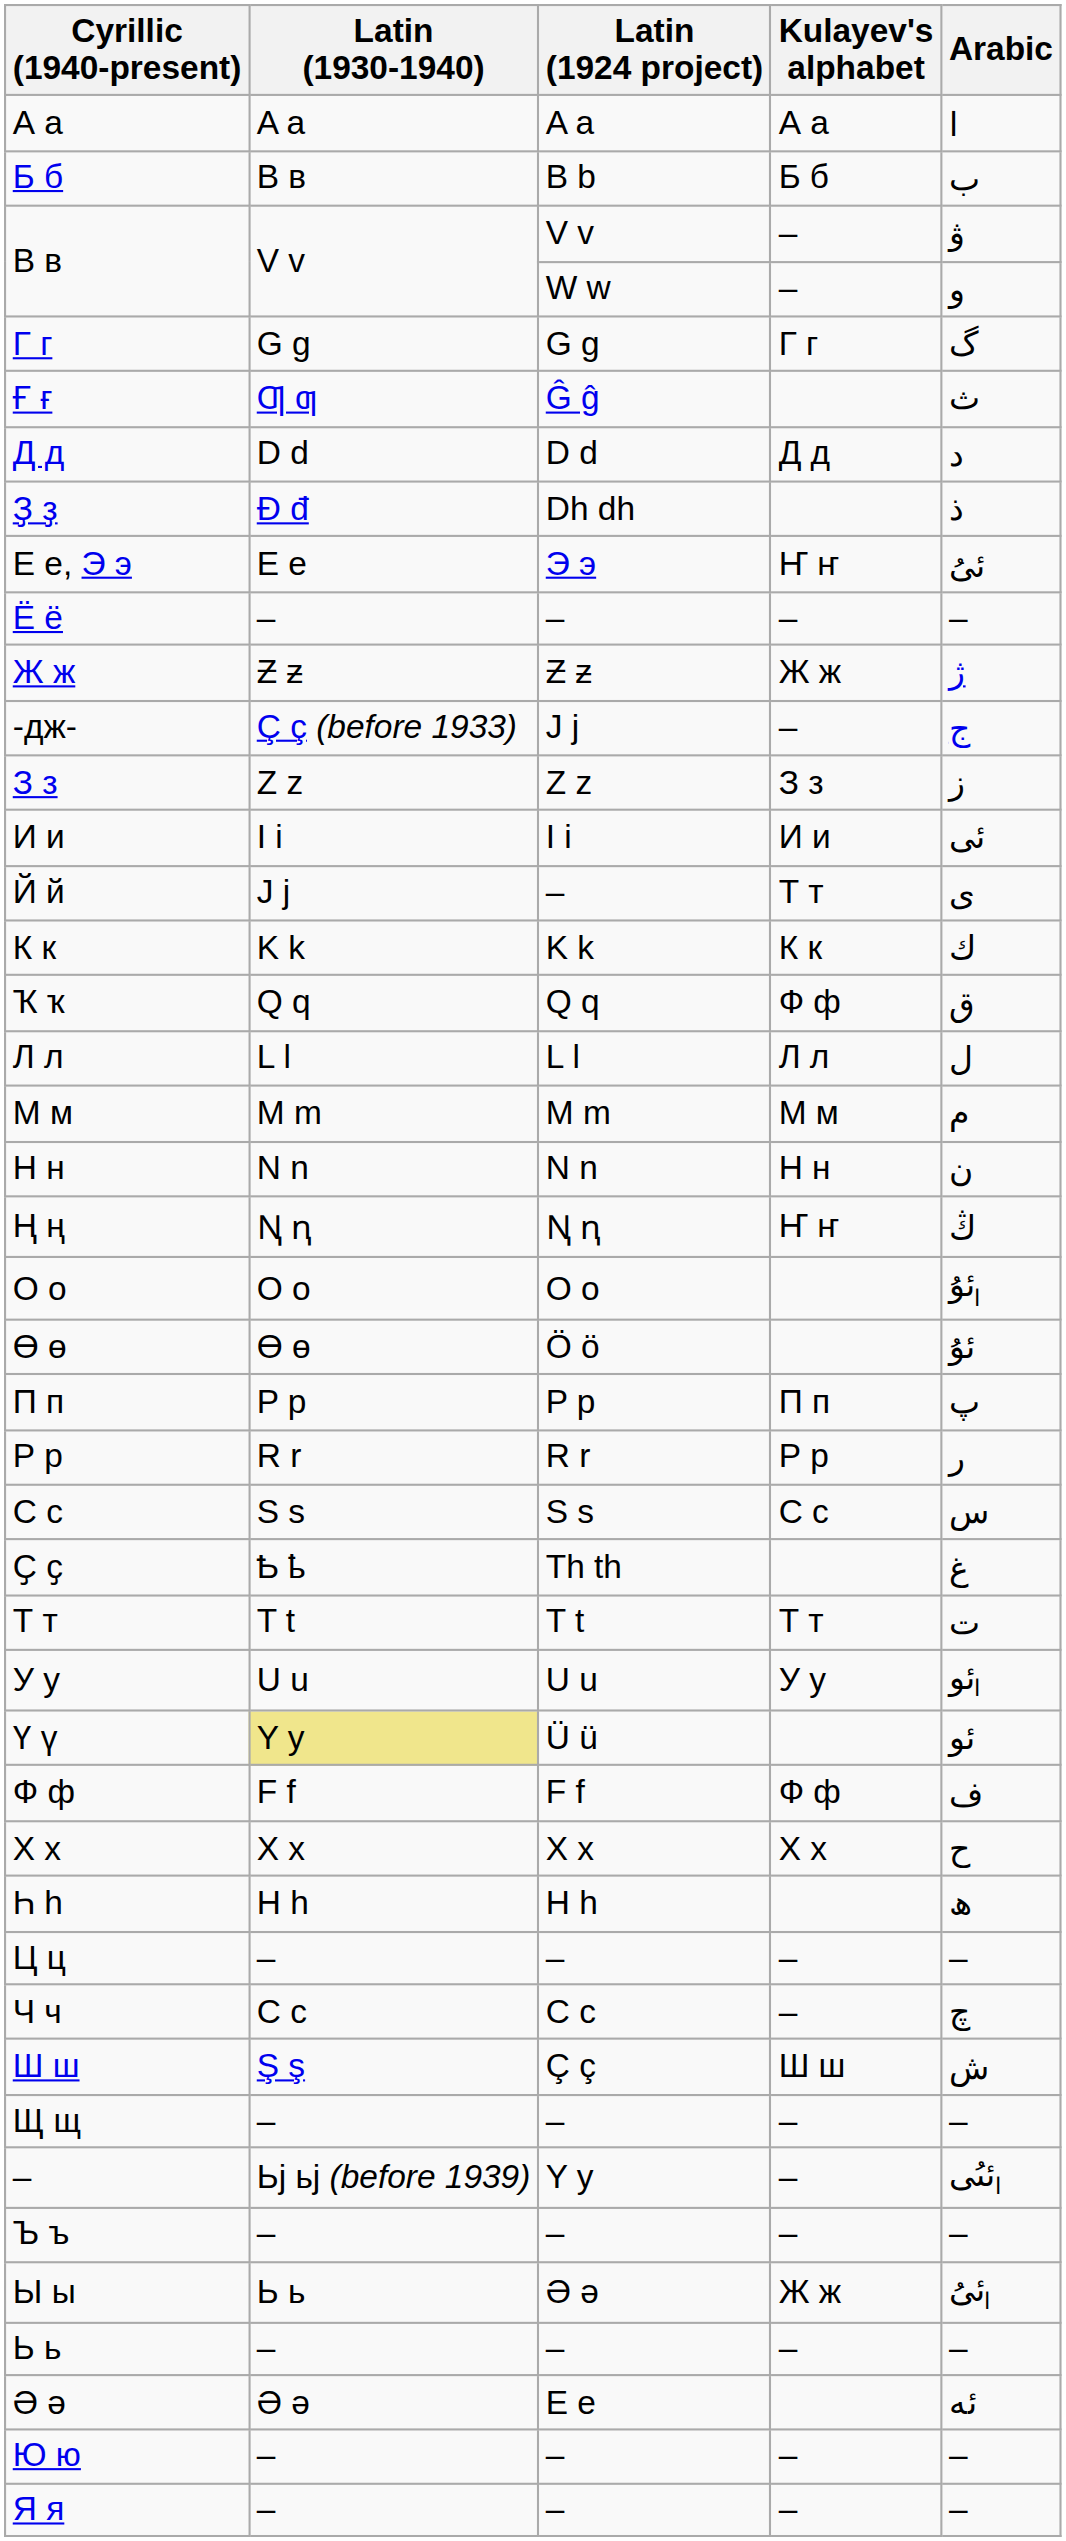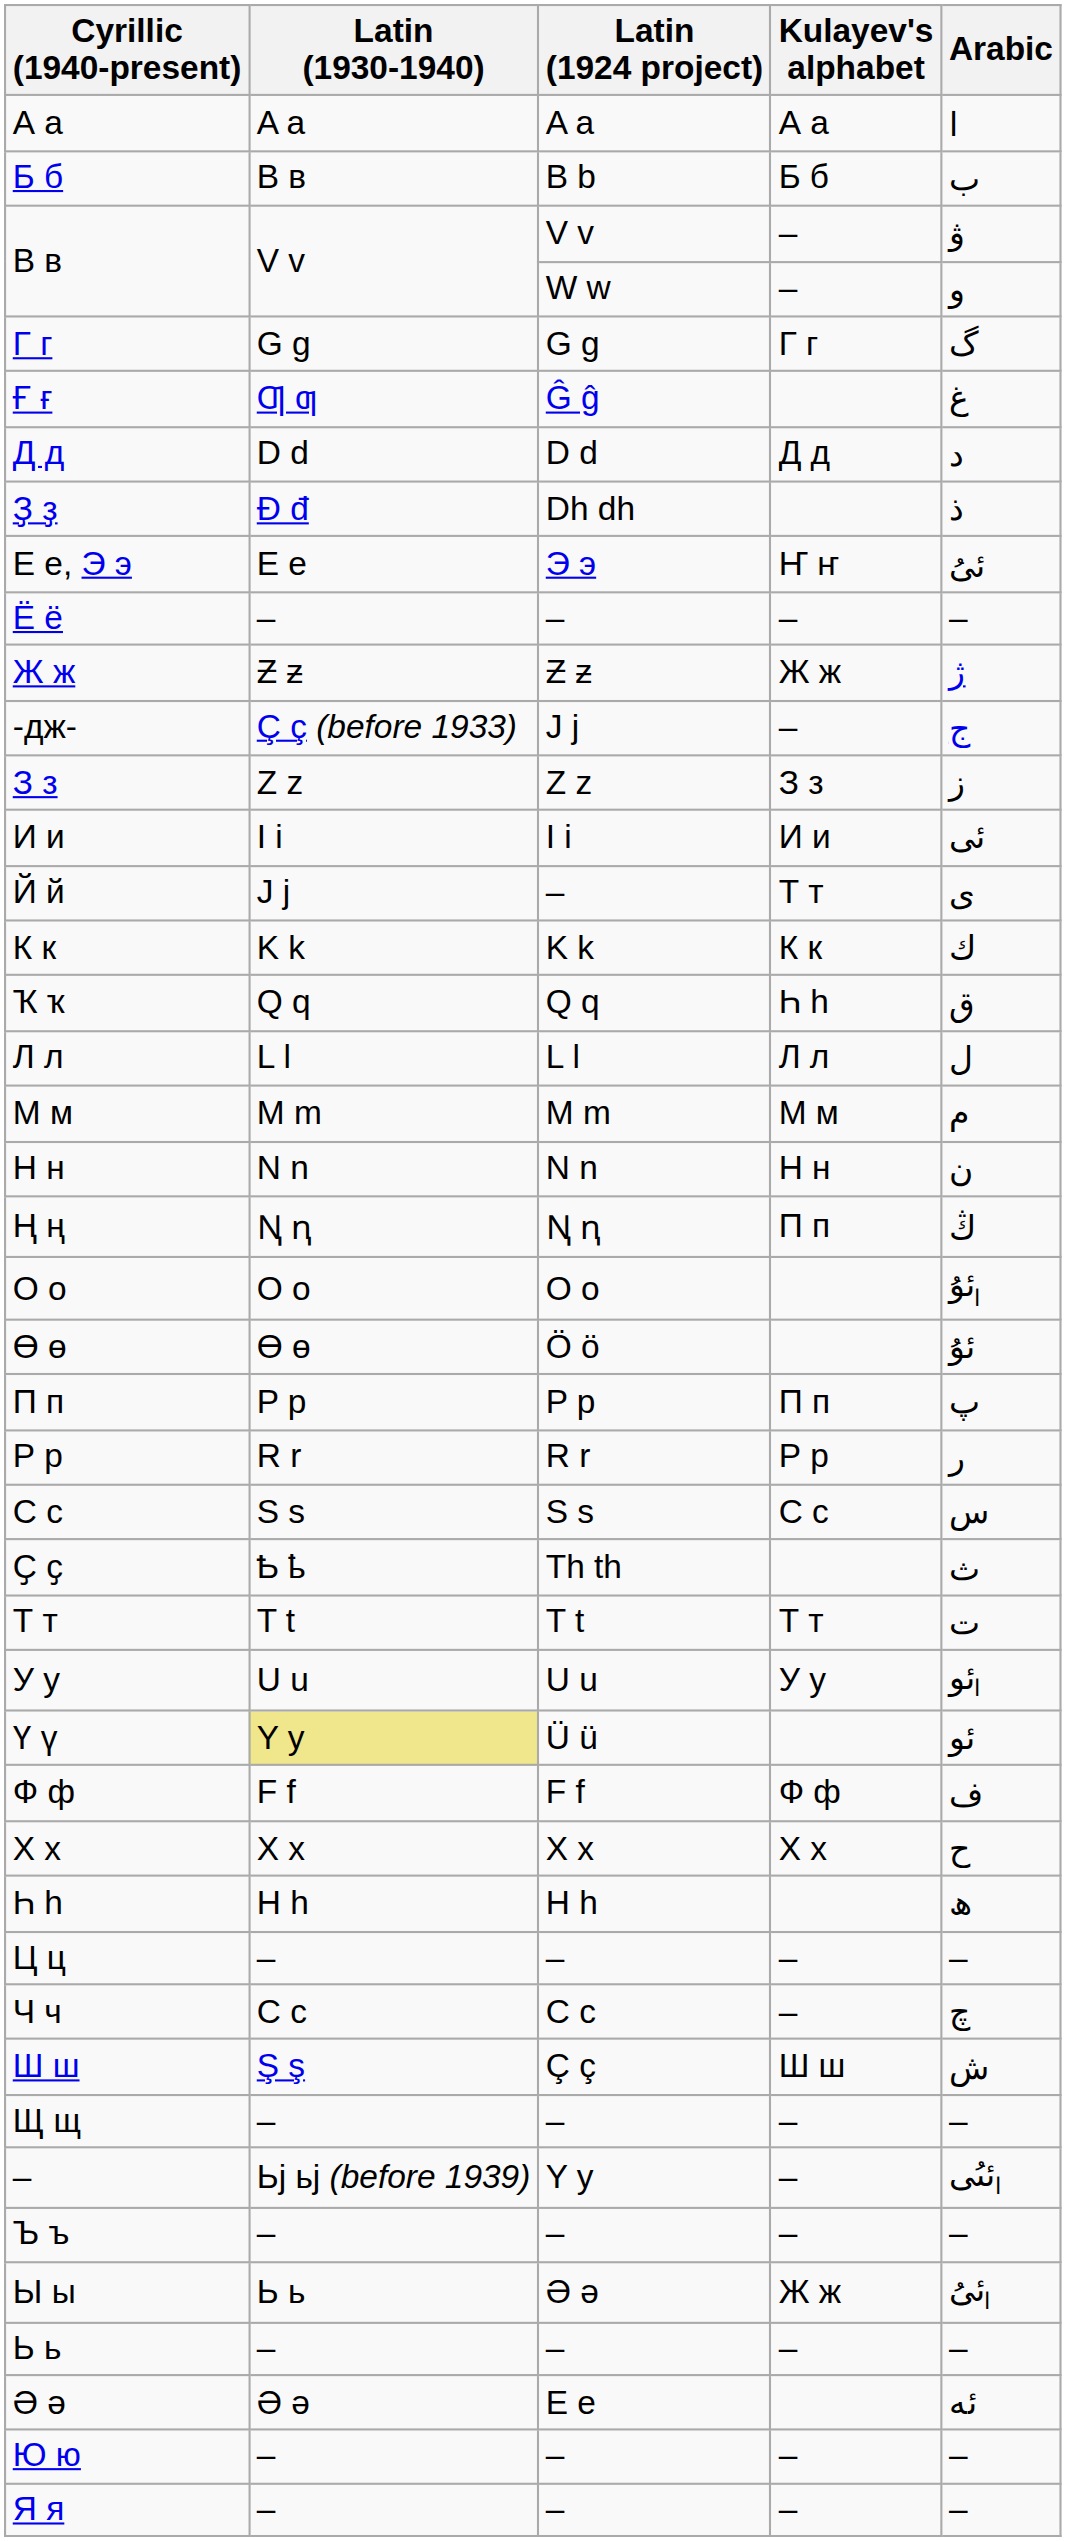(965, 399) ث -> (959, 399) غ
(810, 1002) Ф ф -> (804, 1002) Һ һ
(809, 1226) Ҥ ҥ -> (804, 1226) П п
(959, 1567) غ -> (965, 1567) ث
